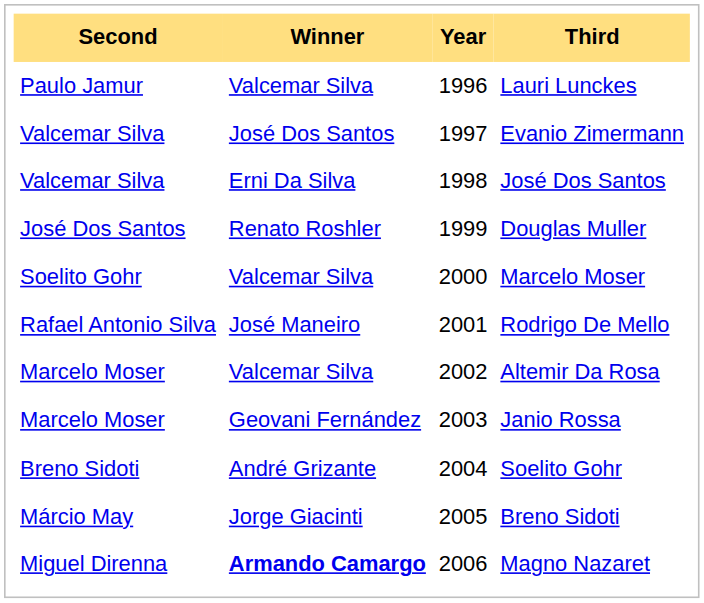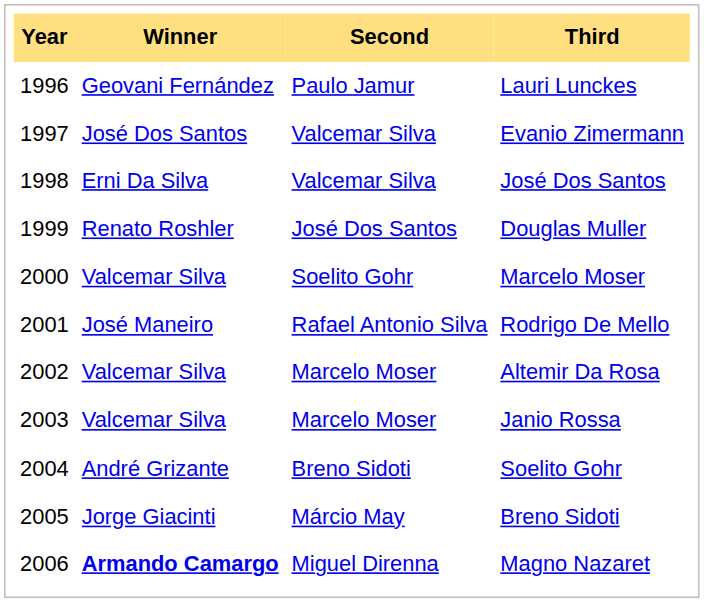columns swapped: (463, 37) <-> (118, 37)
(301, 85) Valcemar Silva -> (178, 85) Geovani Fernández
(325, 420) Geovani Fernández -> (154, 420) Valcemar Silva
